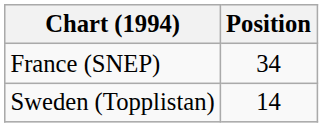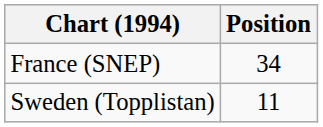(269, 102) 14 -> (269, 102) 11
